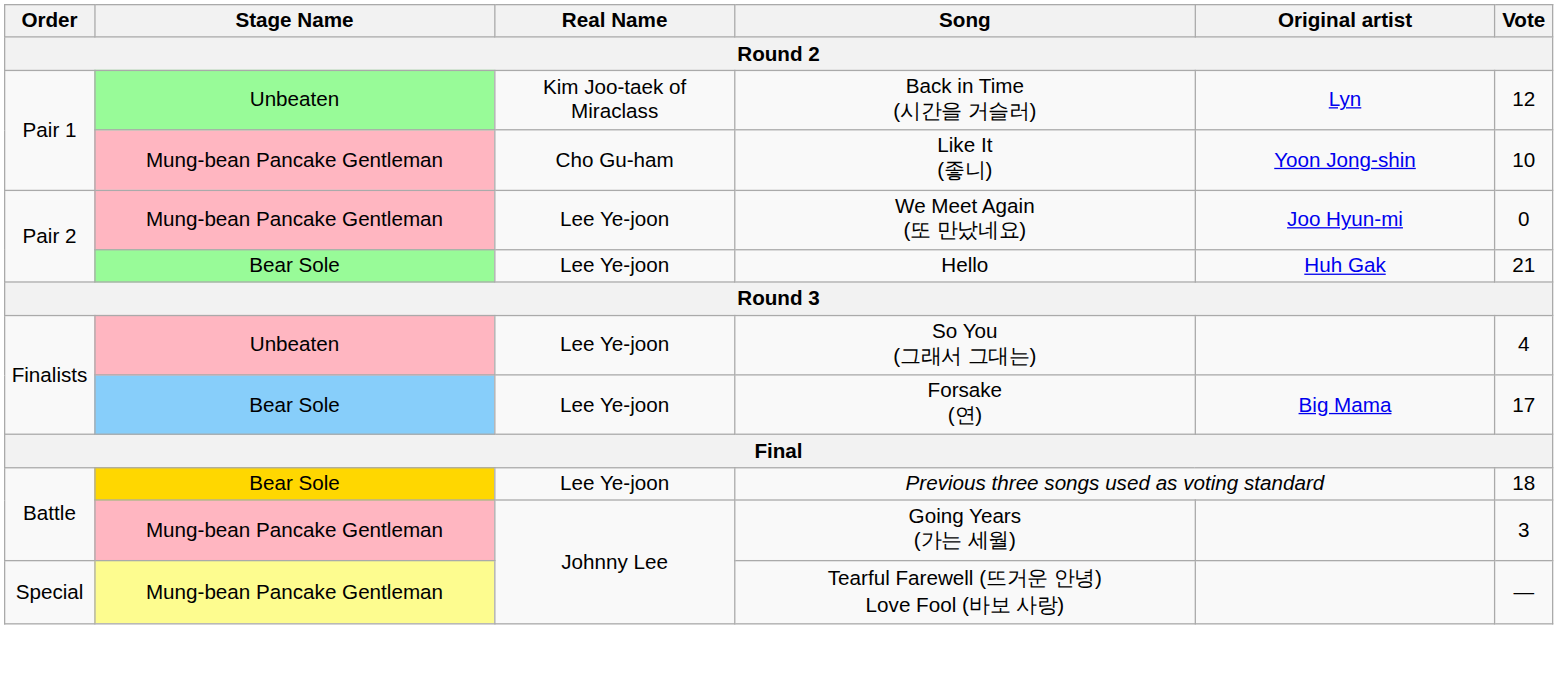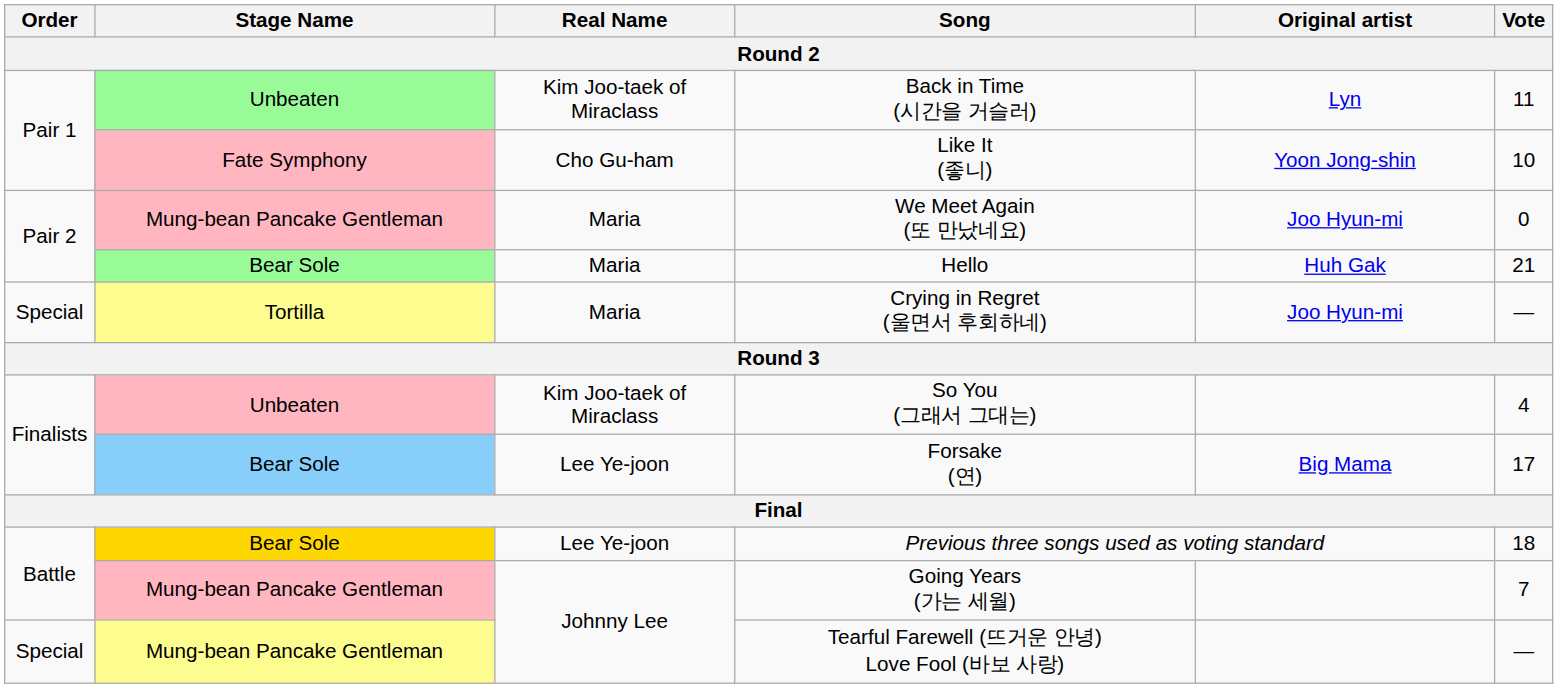(1524, 99) 12 -> (1524, 99) 11
(294, 159) Mung-bean Pancake Gentleman -> (294, 159) Fate Symphony
(615, 219) Lee Ye-joon -> (615, 219) Maria
(615, 265) Lee Ye-joon -> (615, 265) Maria
+ row: (965, 310)
(615, 344) Lee Ye-joon -> (615, 404) Kim Joo-taek of Miraclass
(1524, 529) 3 -> (1524, 589) 7
